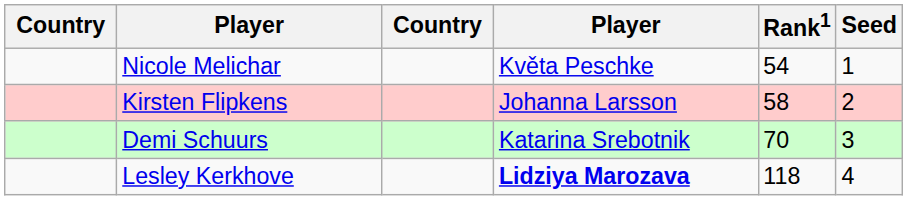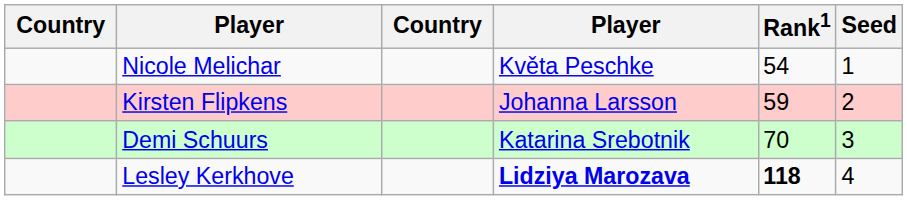(776, 102) 58 -> (776, 102) 59
(782, 176) normal -> (782, 176) bold
